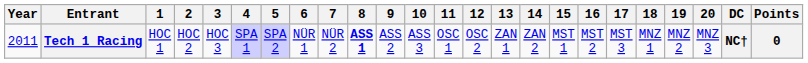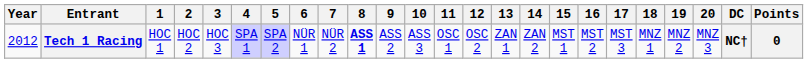(23, 41) 2011 -> (23, 41) 2012
